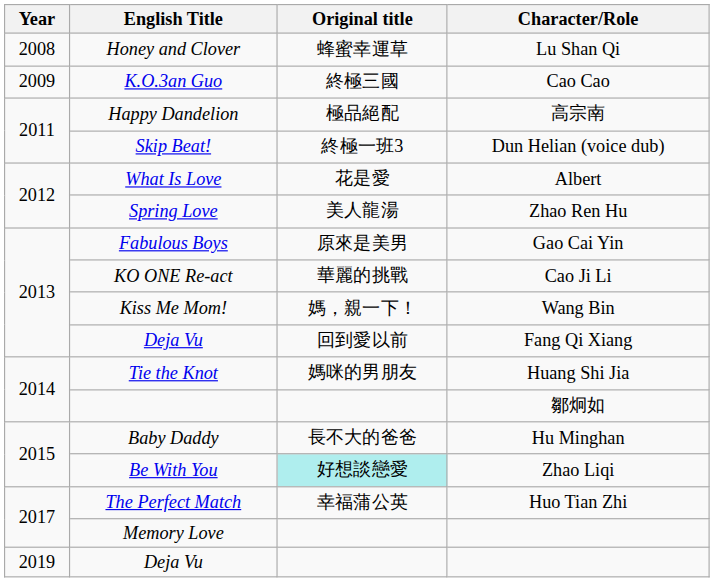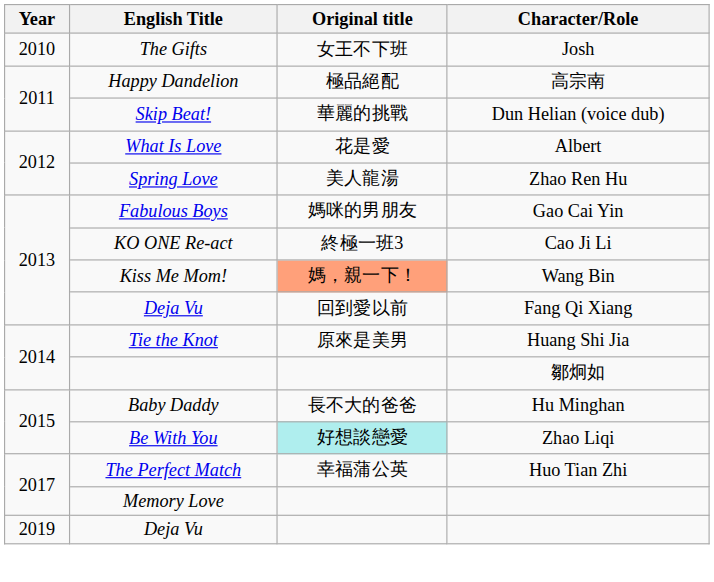- row: (173, 49)
- row: (173, 81)
+ row: (173, 49)
(362, 146) 終極一班3 -> (362, 113) 華麗的挑戰
(362, 243) 原來是美男 -> (362, 210) 媽咪的男朋友
(362, 275) 華麗的挑戰 -> (362, 243) 終極一班3
(362, 307) no background -> (362, 275) lightsalmon background
(362, 372) 媽咪的男朋友 -> (362, 340) 原來是美男
